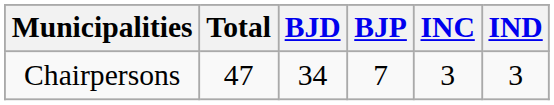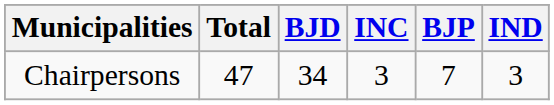columns swapped: (381, 27) <-> (448, 27)
